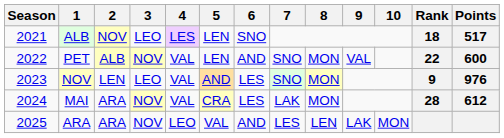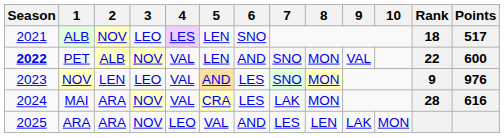(32, 58) normal -> (32, 58) bold
(476, 101) 612 -> (476, 101) 616
